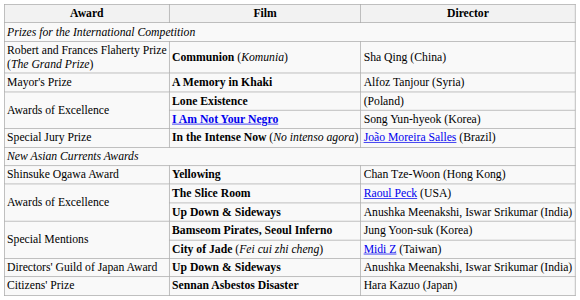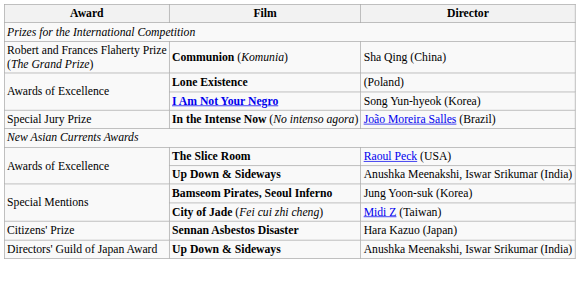- row: (39, 82)
- row: (63, 175)
rows swapped: (41, 286) <-> (82, 267)
